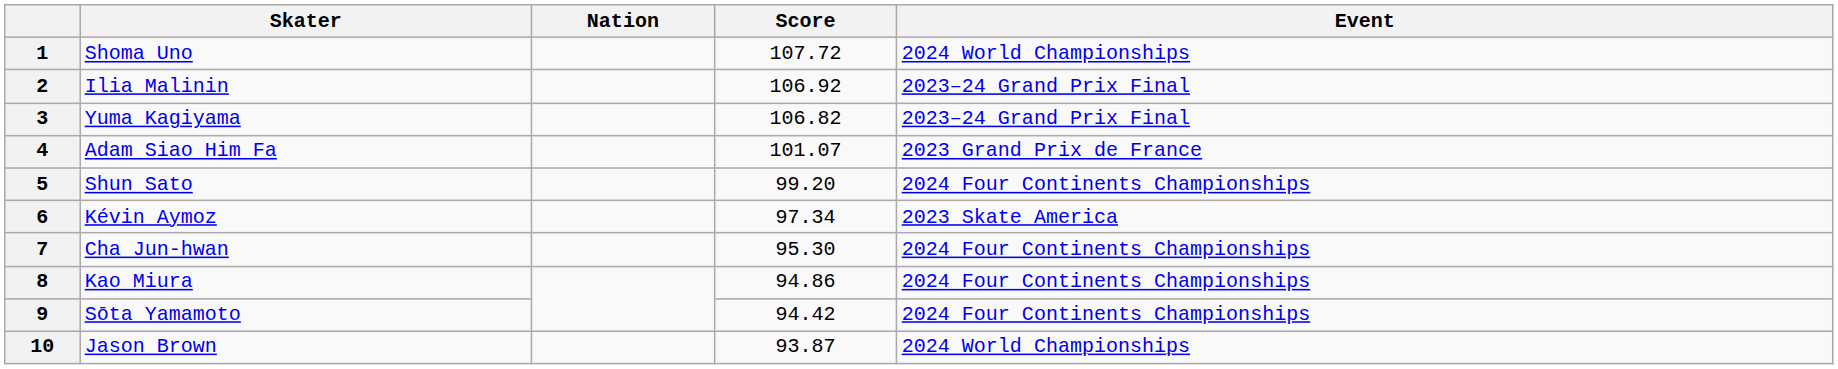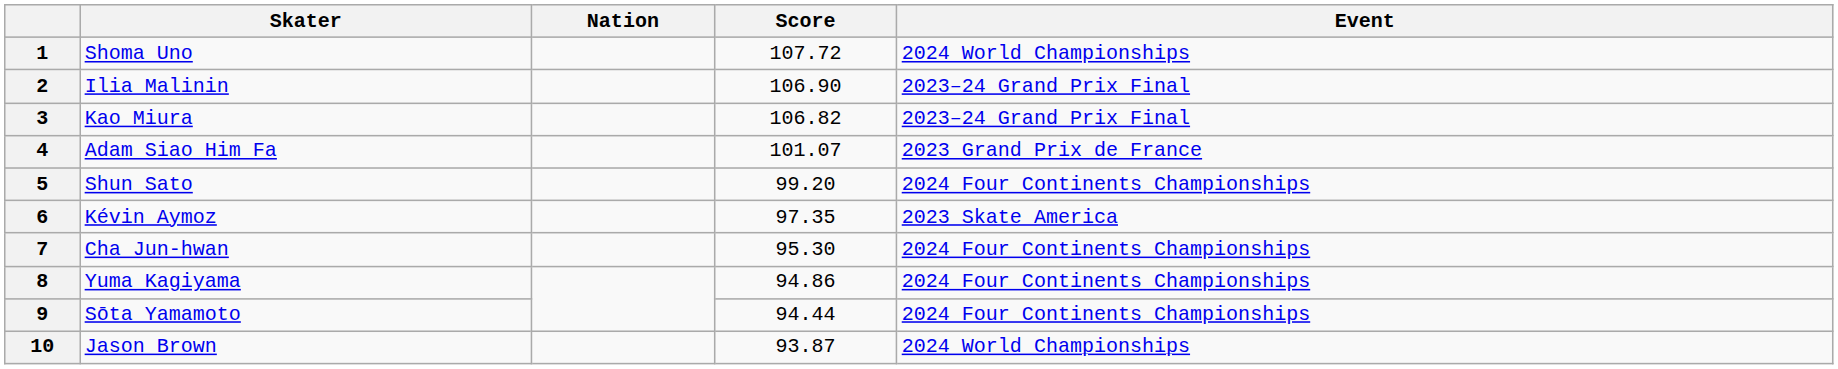(806, 86) 106.92 -> (806, 86) 106.90
(163, 119) Yuma Kagiyama -> (139, 119) Kao Miura
(806, 217) 97.34 -> (806, 217) 97.35
(139, 282) Kao Miura -> (163, 282) Yuma Kagiyama
(806, 315) 94.42 -> (806, 315) 94.44
